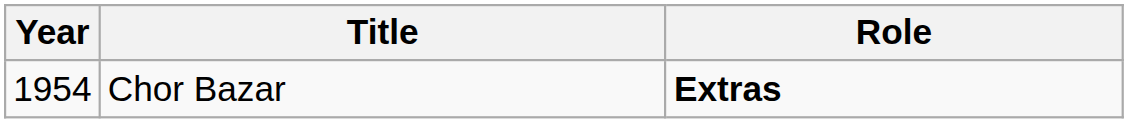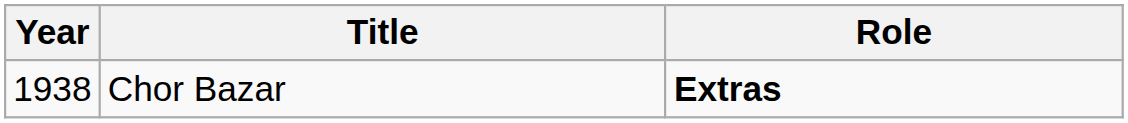(52, 88) 1954 -> (52, 88) 1938
